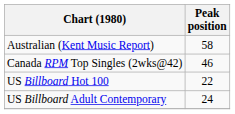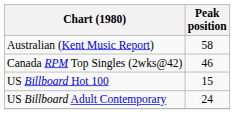(207, 81) 22 -> (207, 81) 15
